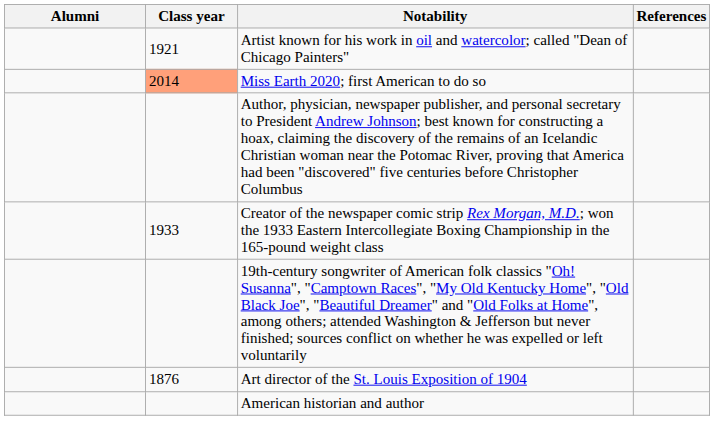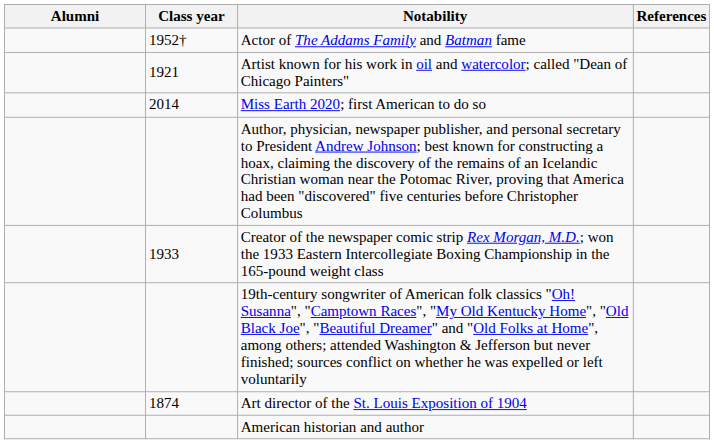+ row: (383, 40)
(164, 81) lightsalmon background -> (164, 104) no background
(164, 379) 1876 -> (164, 403) 1874
